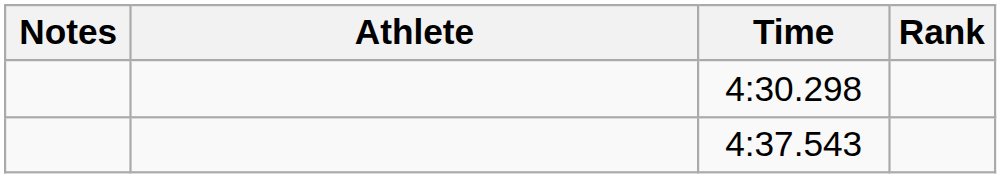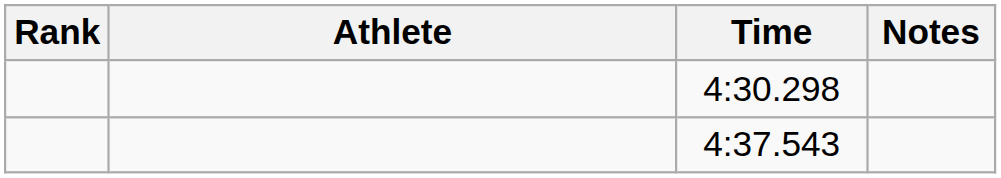columns swapped: (942, 32) <-> (68, 32)
